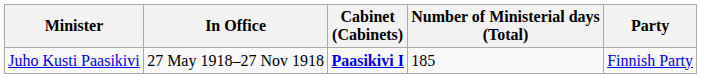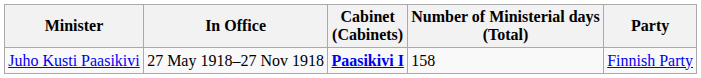(423, 60) 185 -> (423, 60) 158
